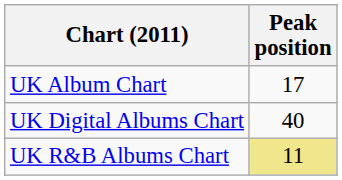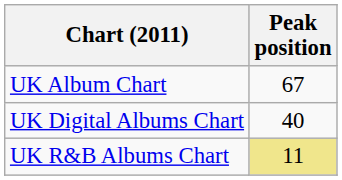(293, 84) 17 -> (293, 84) 67
